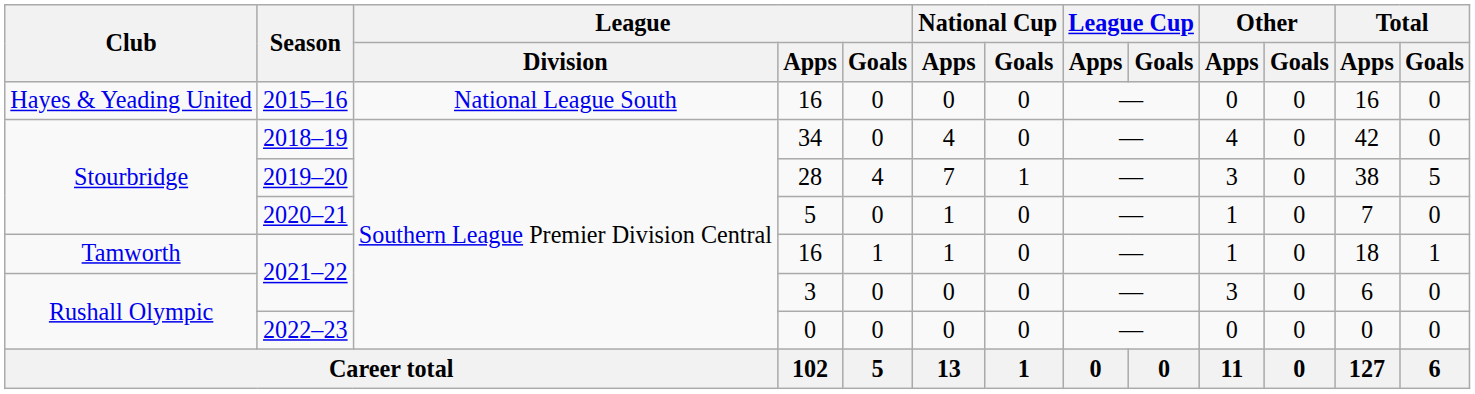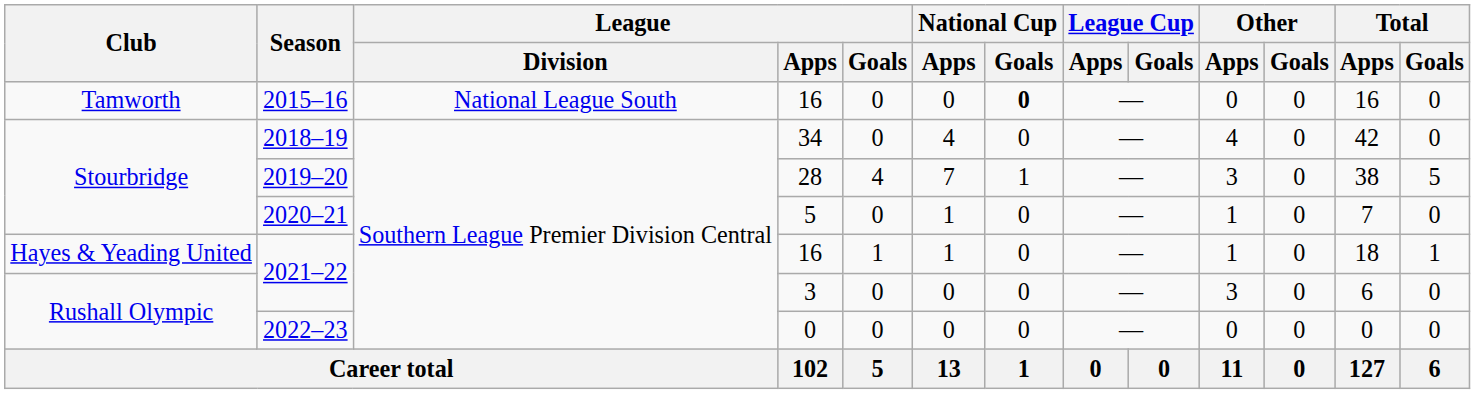(131, 100) Hayes & Yeading United -> (131, 100) Tamworth
(1024, 100) normal -> (1024, 100) bold
(131, 253) Tamworth -> (131, 253) Hayes & Yeading United
